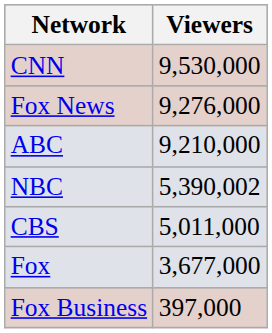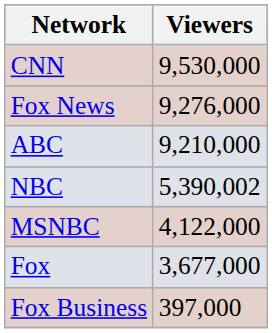- row: (35, 226)
+ row: (55, 226)
